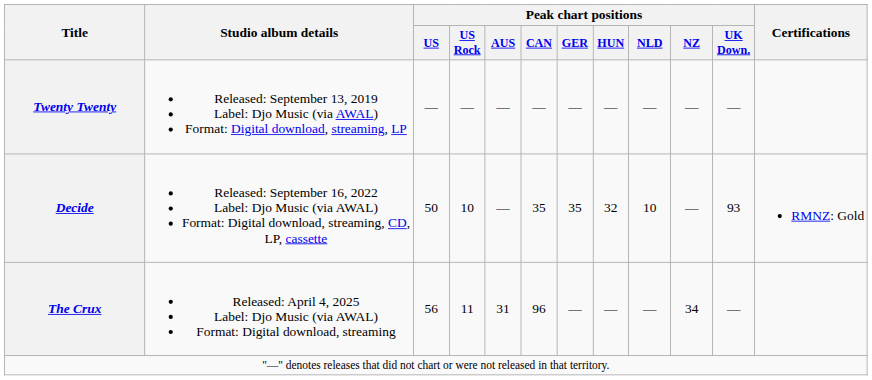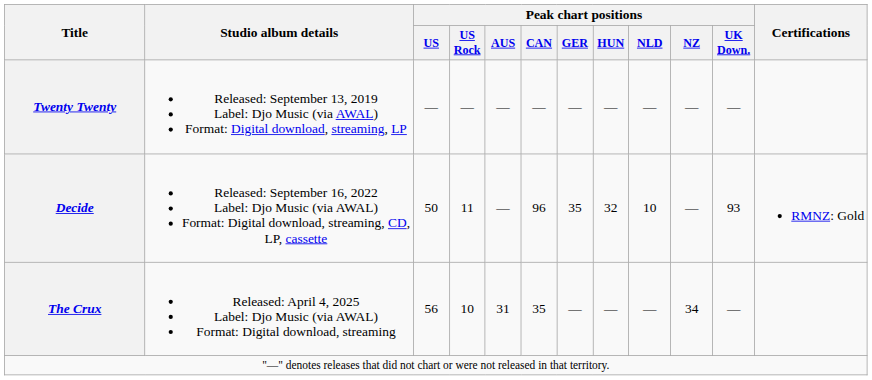(467, 207) 10 -> (467, 207) 11
(539, 207) 35 -> (539, 207) 96
(467, 309) 11 -> (467, 309) 10
(539, 309) 96 -> (539, 309) 35
